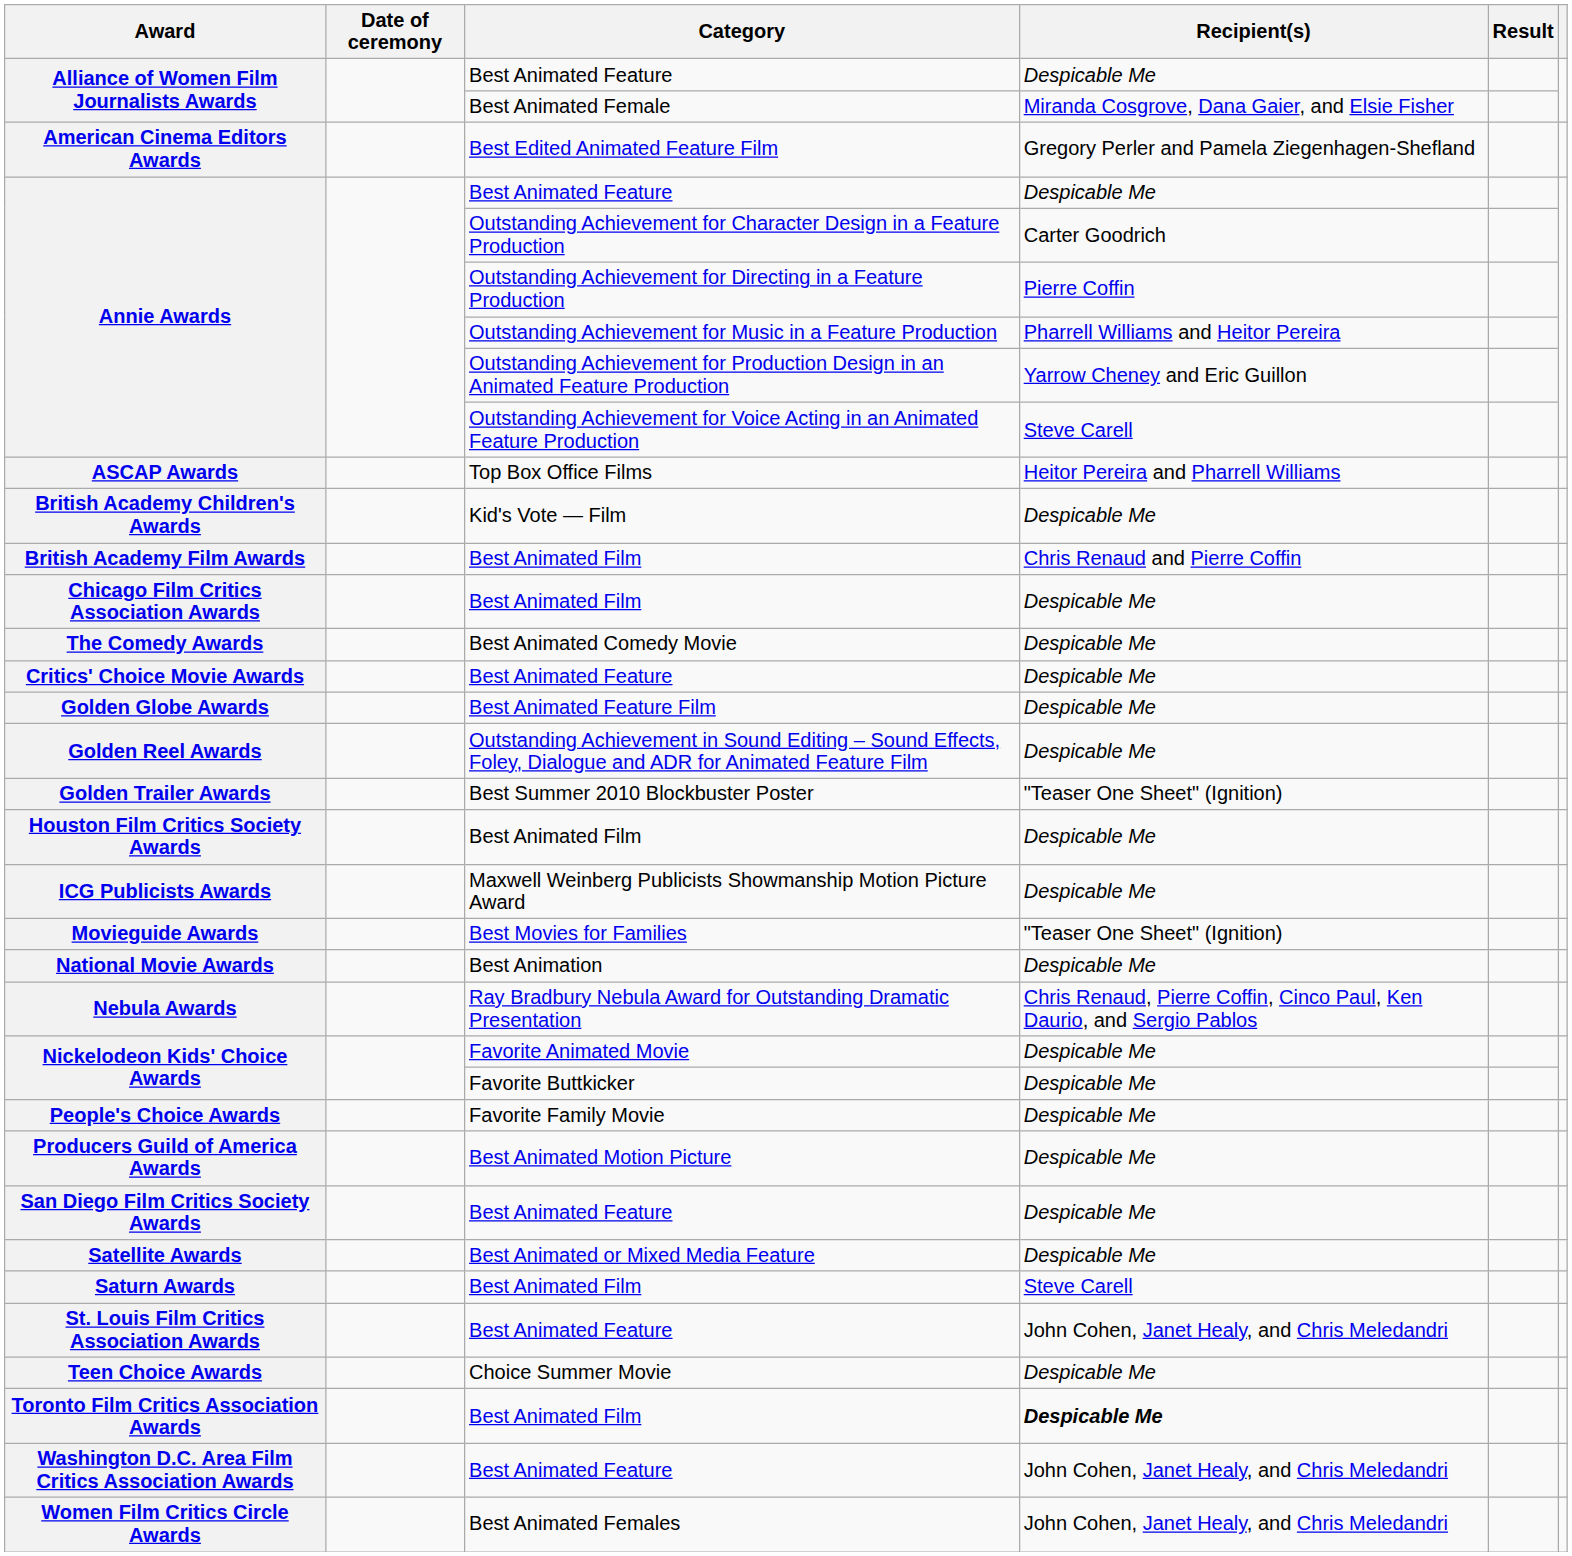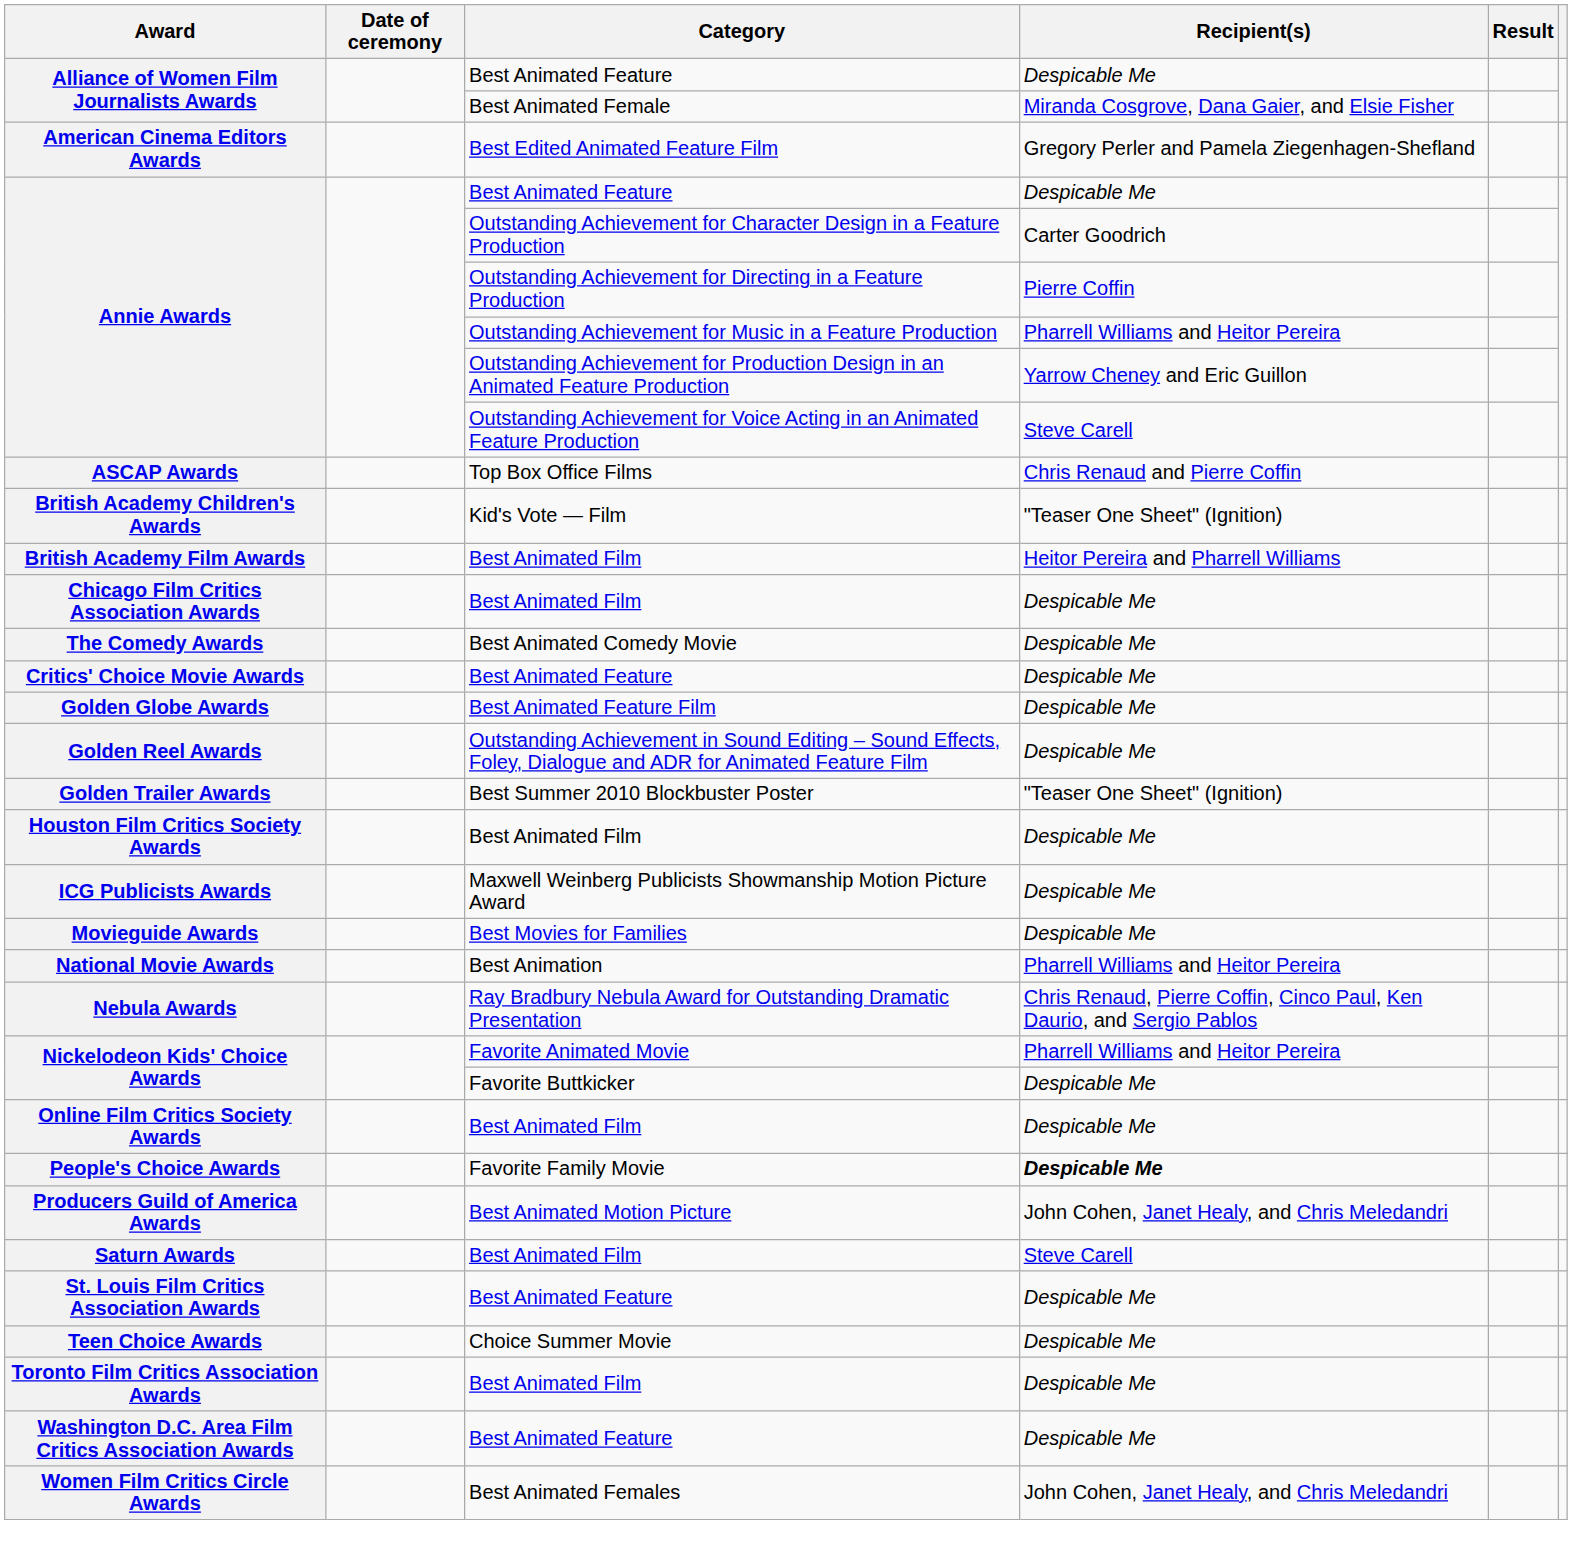(1182, 472) Heitor Pereira and Pharrell Williams -> (1162, 472) Chris Renaud and Pierre Coffin
(1090, 515) Despicable Me -> (1153, 515) "Teaser One Sheet" (Ignition)
(1162, 558) Chris Renaud and Pierre Coffin -> (1182, 558) Heitor Pereira and Pharrell Williams
(1153, 933) "Teaser One Sheet" (Ignition) -> (1090, 933) Despicable Me
(1090, 965) Despicable Me -> (1182, 965) Pharrell Williams and Heitor Pereira
(1090, 1051) Despicable Me -> (1182, 1051) Pharrell Williams and Heitor Pereira
+ row: (165, 1126)
(1090, 1115) normal -> (1093, 1169) bold
(1090, 1158) Despicable Me -> (1236, 1212) John Cohen, Janet Healy, and Chris Meledandri
- row: (165, 1212)
- row: (165, 1255)
(1236, 1329) John Cohen, Janet Healy, and Chris Meledandri -> (1090, 1298) Despicable Me
(1093, 1415) bold -> (1090, 1384) normal
(1236, 1470) John Cohen, Janet Healy, and Chris Meledandri -> (1090, 1438) Despicable Me
